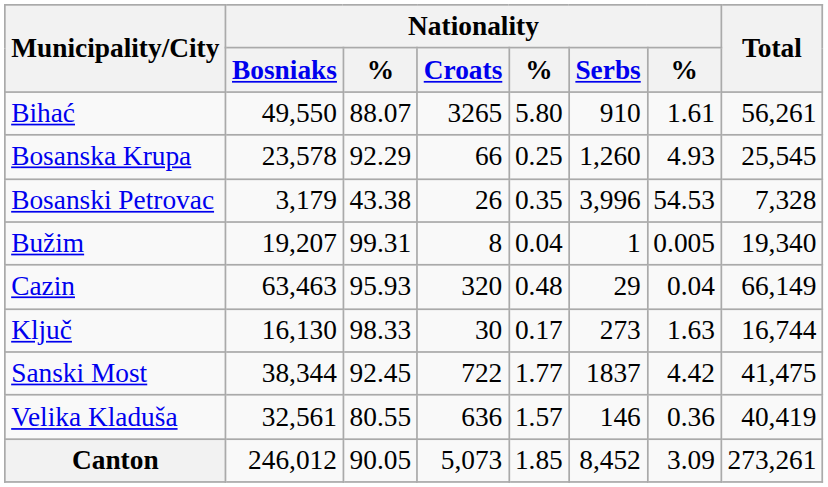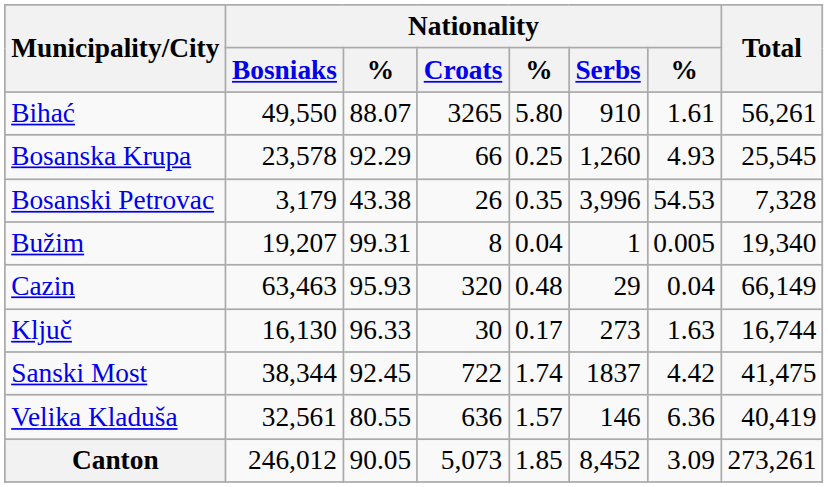(380, 329) 98.33 -> (380, 329) 96.33
(539, 373) 1.77 -> (539, 373) 1.74
(691, 416) 0.36 -> (691, 416) 6.36
